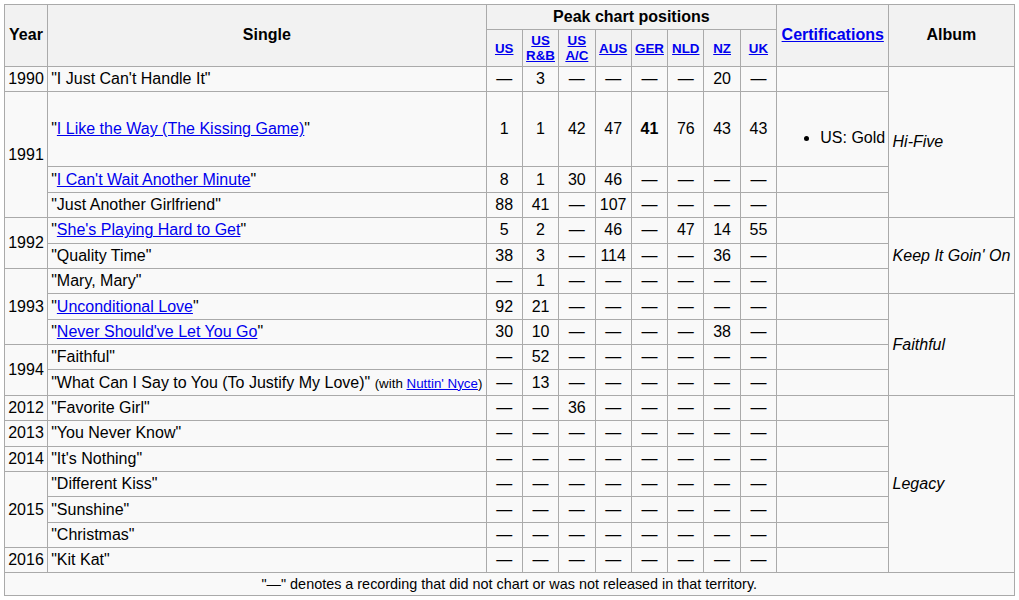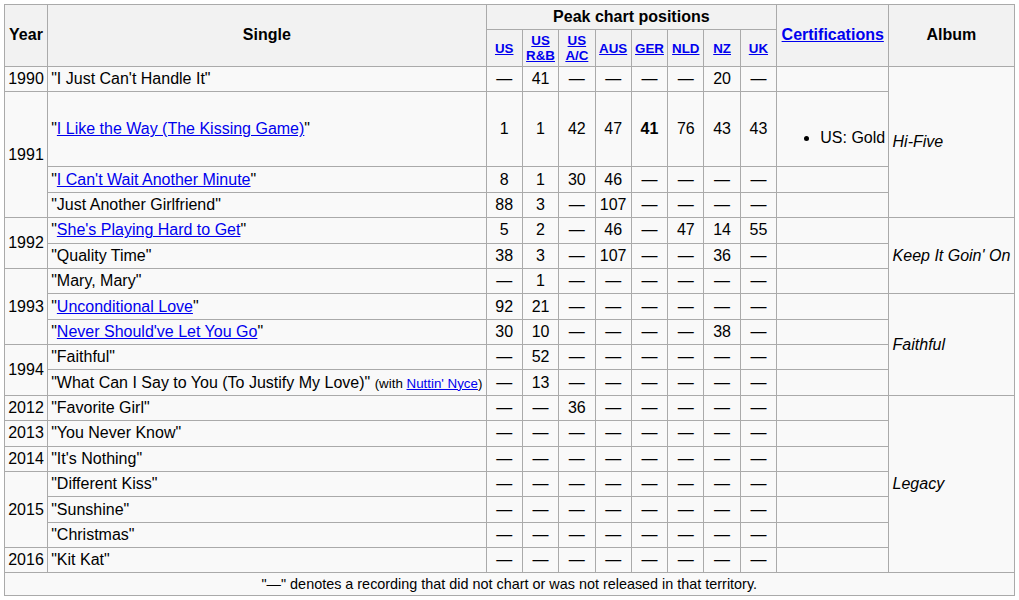(541, 78) 3 -> (541, 78) 41
(541, 204) 41 -> (541, 204) 3
(613, 255) 114 -> (613, 255) 107
